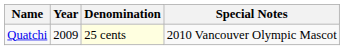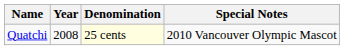(66, 34) 2009 -> (66, 34) 2008
